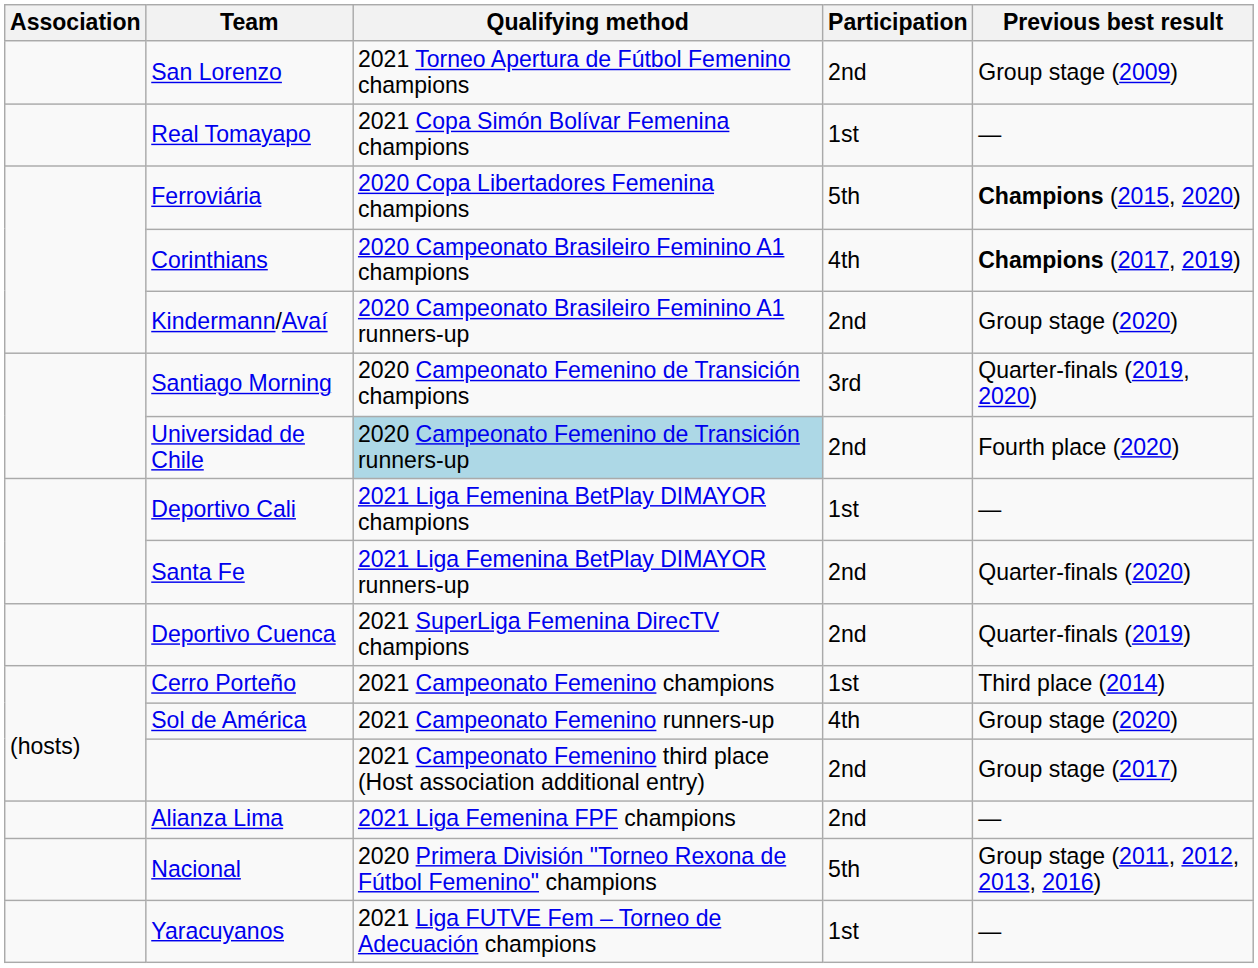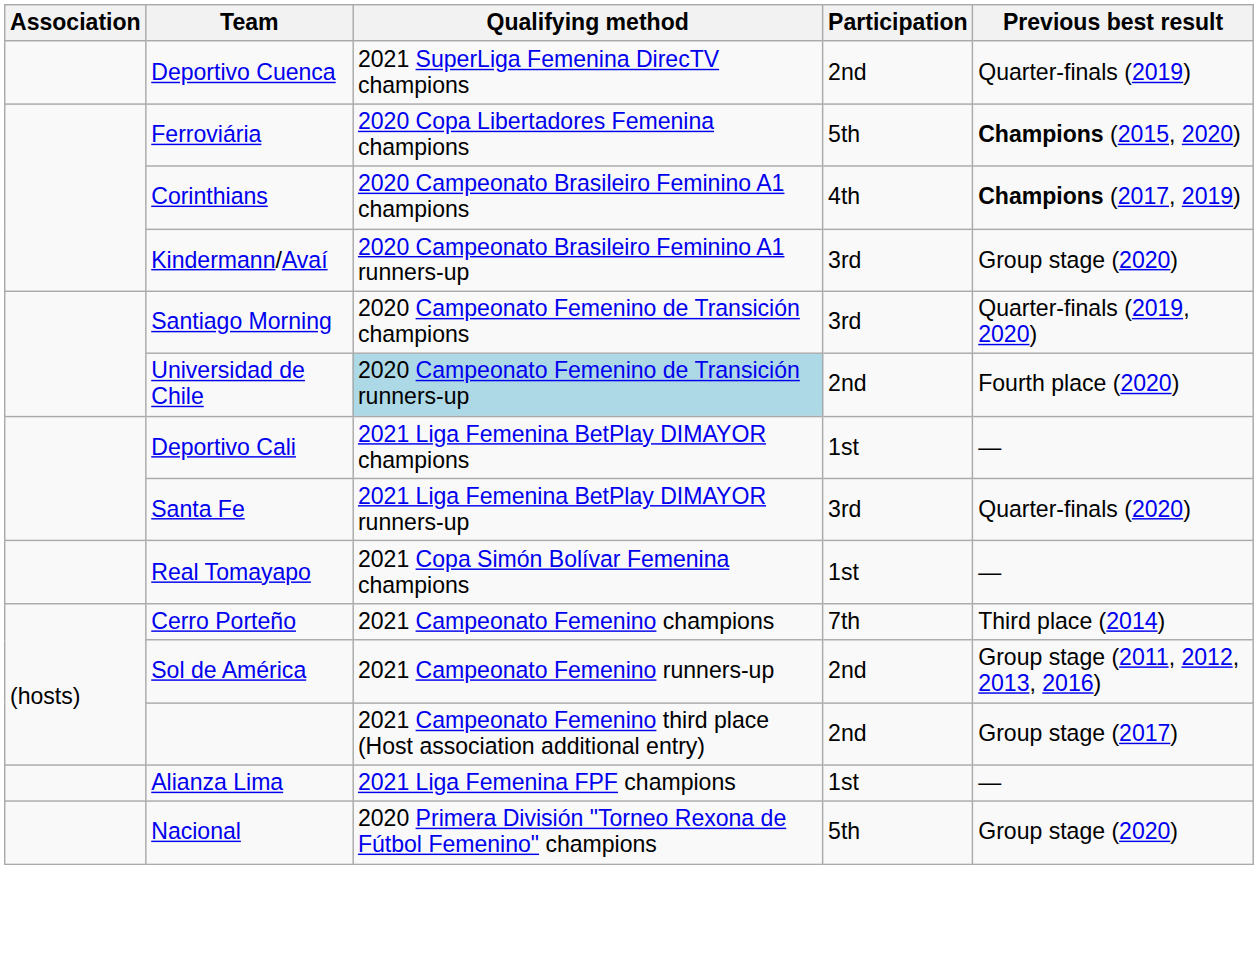- row: (217, 72)
rows swapped: (231, 134) <-> (243, 634)
(847, 322) 2nd -> (845, 259) 3rd
(847, 571) 2nd -> (845, 509) 3rd
(843, 683) 1st -> (844, 621) 7th
(844, 720) 4th -> (847, 670) 2nd
(1078, 720) Group stage (2020) -> (1109, 670) Group stage (2011, 2012, 2013, 2016)
(847, 819) 2nd -> (843, 782) 1st
(1109, 868) Group stage (2011, 2012, 2013, 2016) -> (1078, 832) Group stage (2020)
- row: (218, 931)
